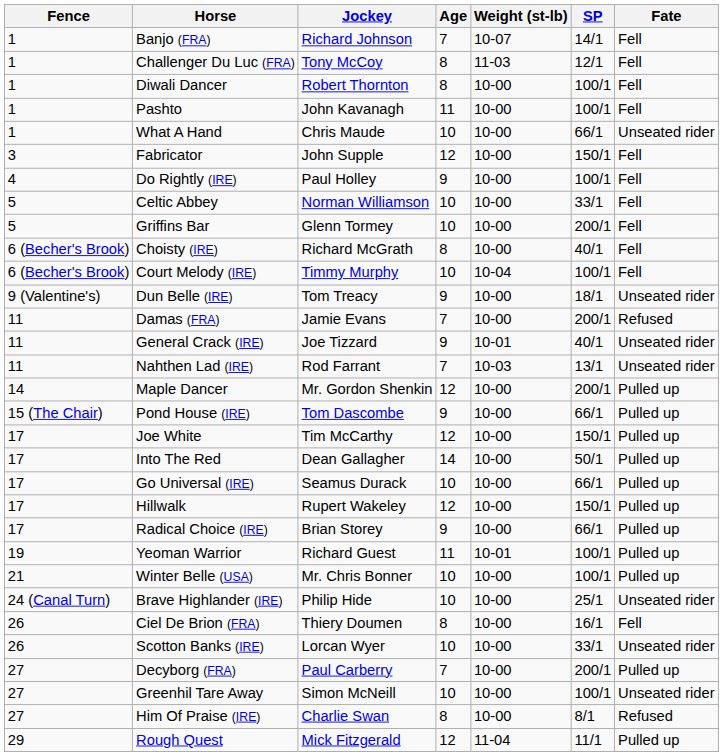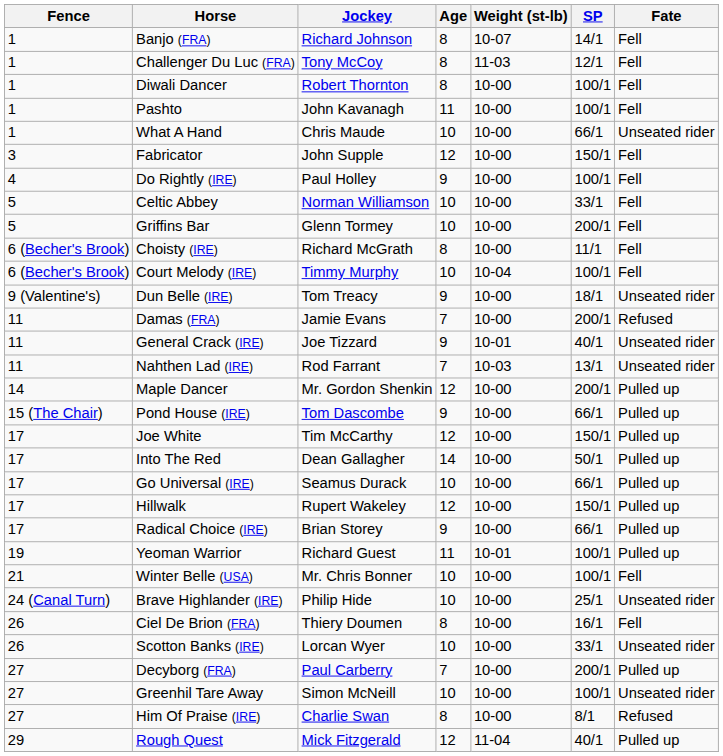(443, 39) 7 -> (443, 39) 8
(589, 249) 40/1 -> (588, 249) 11/1
(649, 576) Pulled up -> (630, 576) Fell
(588, 739) 11/1 -> (589, 739) 40/1
